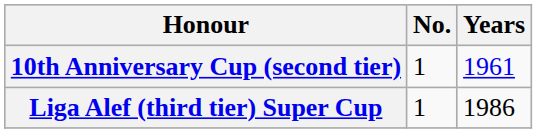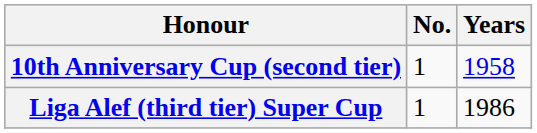(489, 66) 1961 -> (489, 66) 1958
